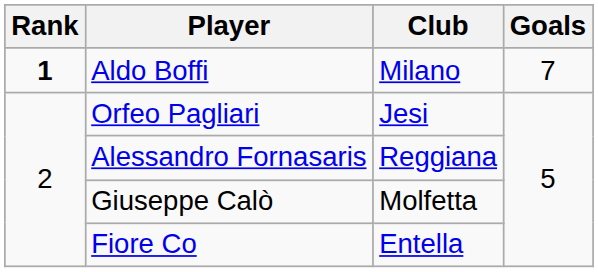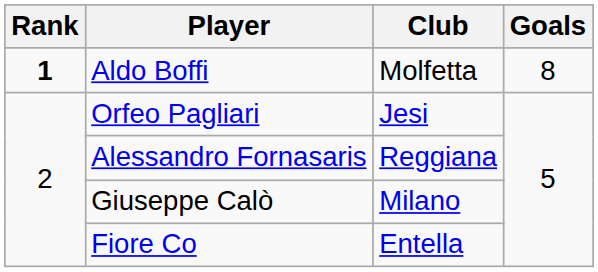(420, 69) Milano -> (428, 69) Molfetta
(548, 69) 7 -> (548, 69) 8
(428, 200) Molfetta -> (420, 200) Milano
